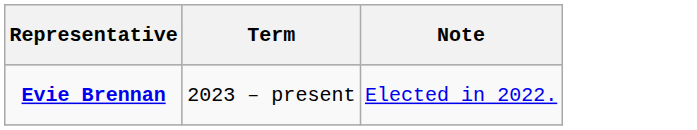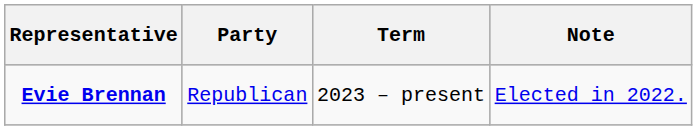+ column: (247, 35)
